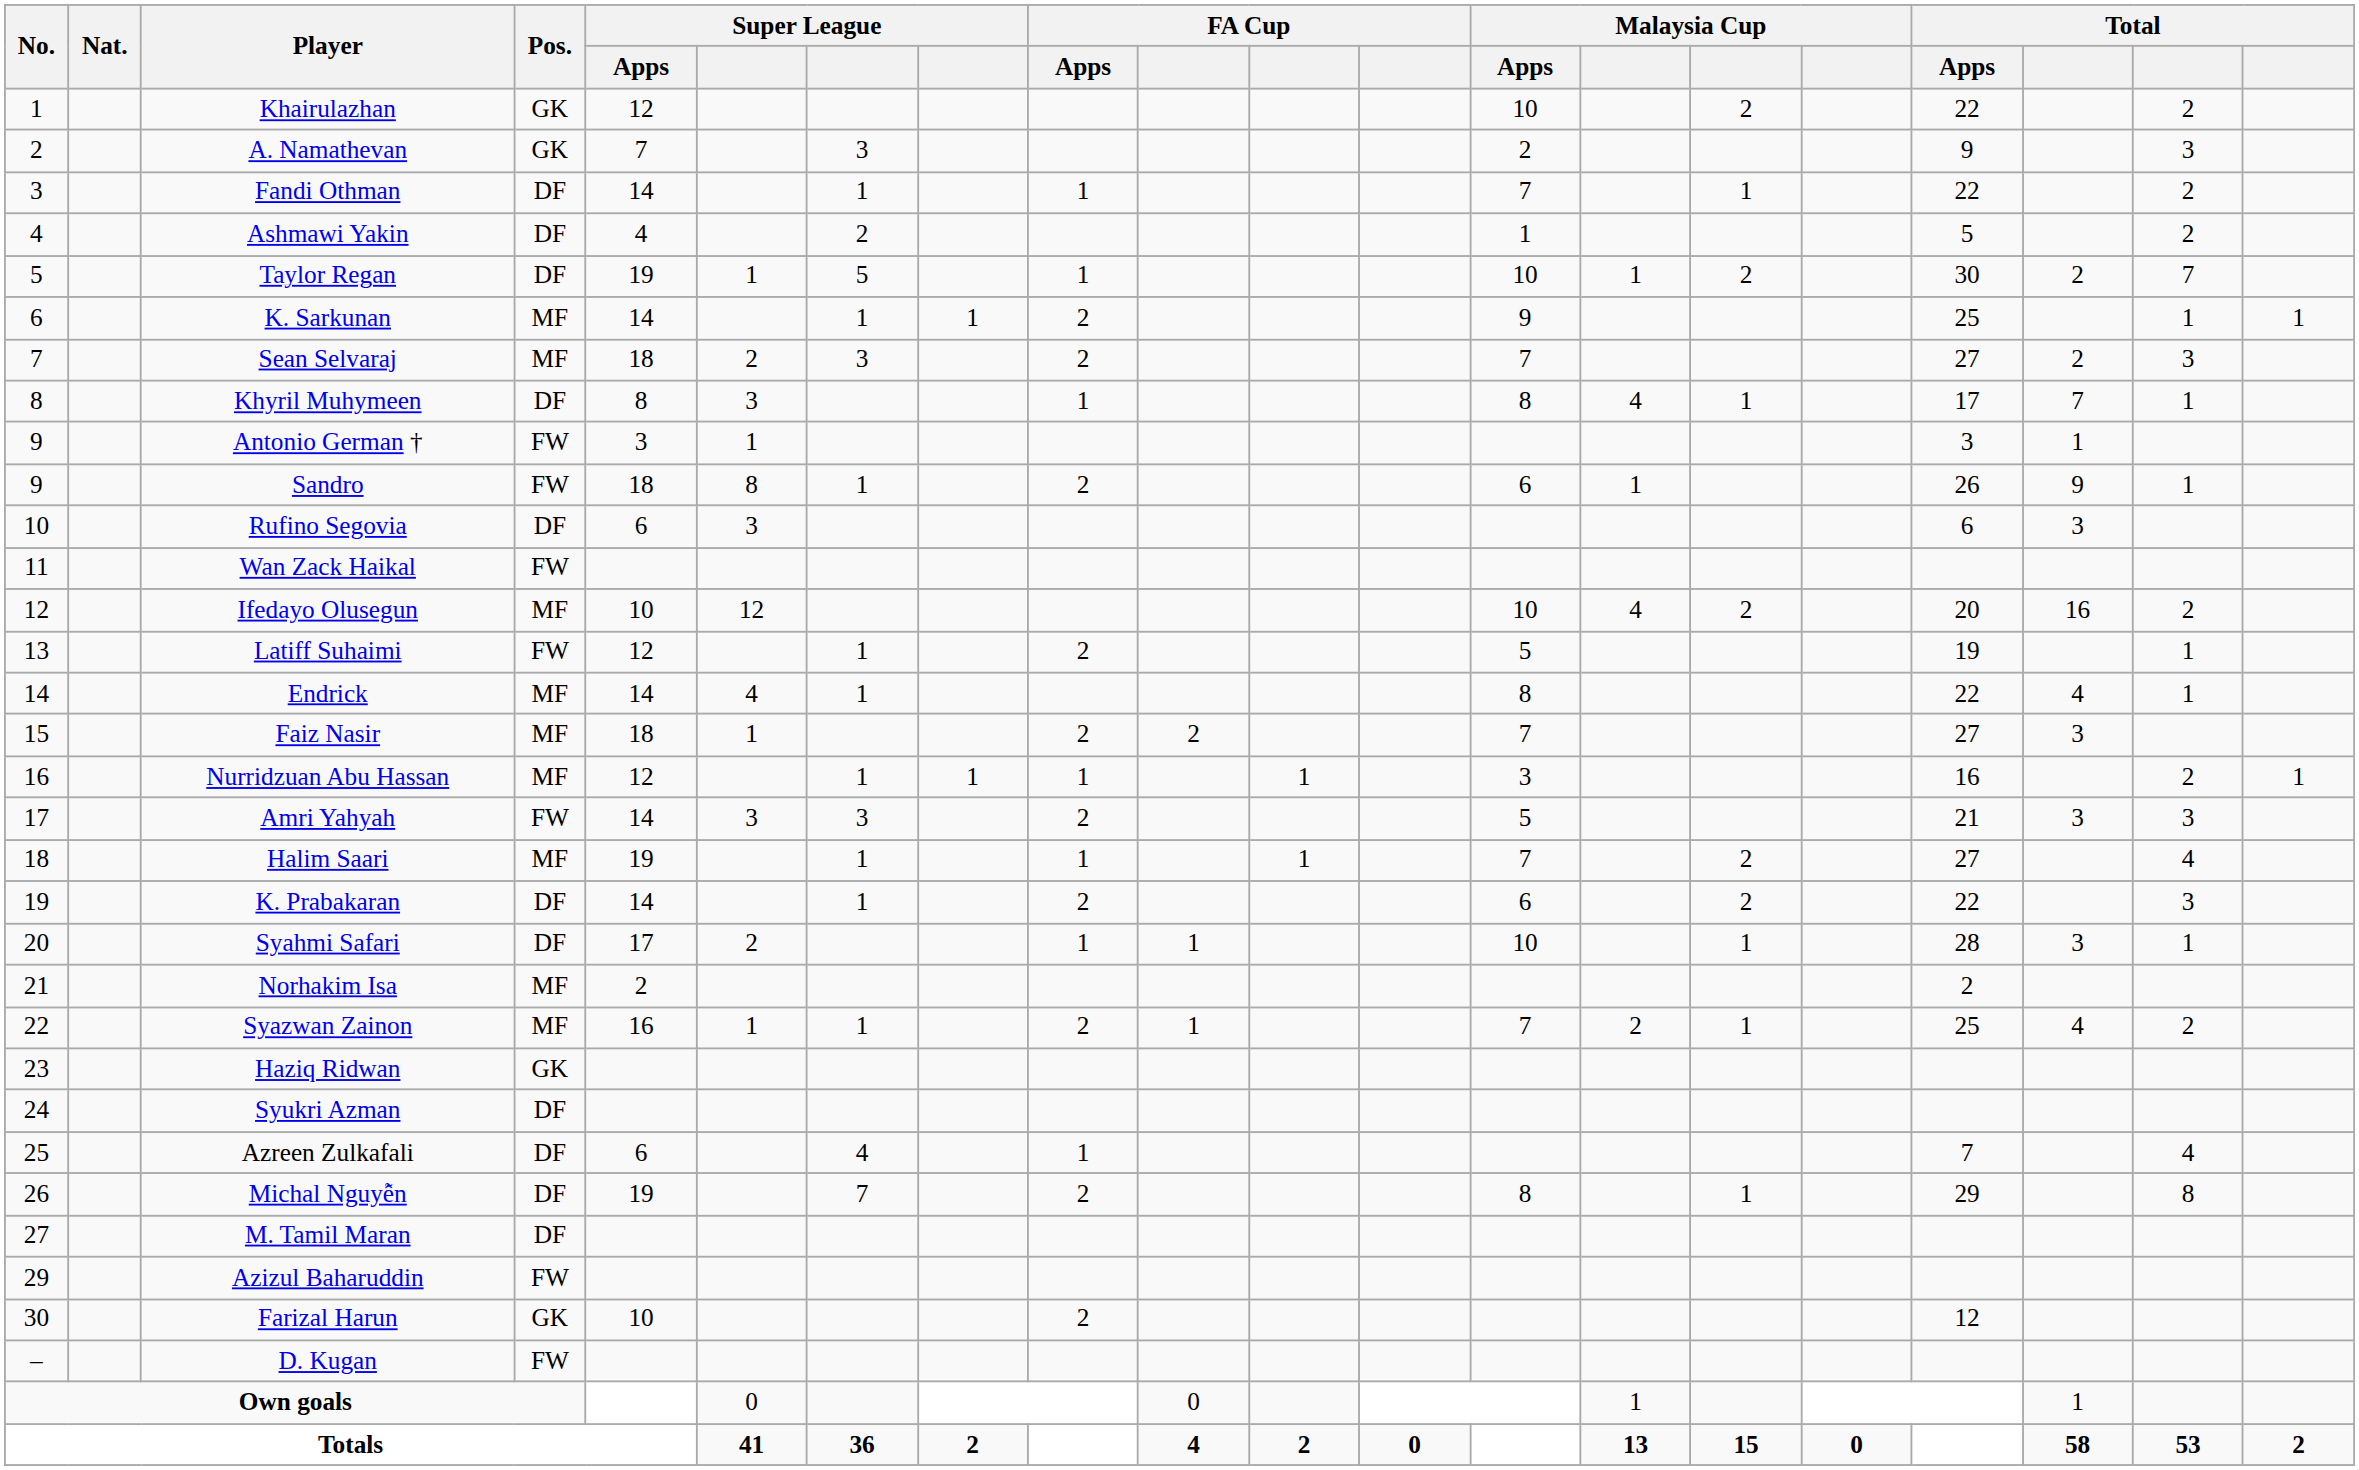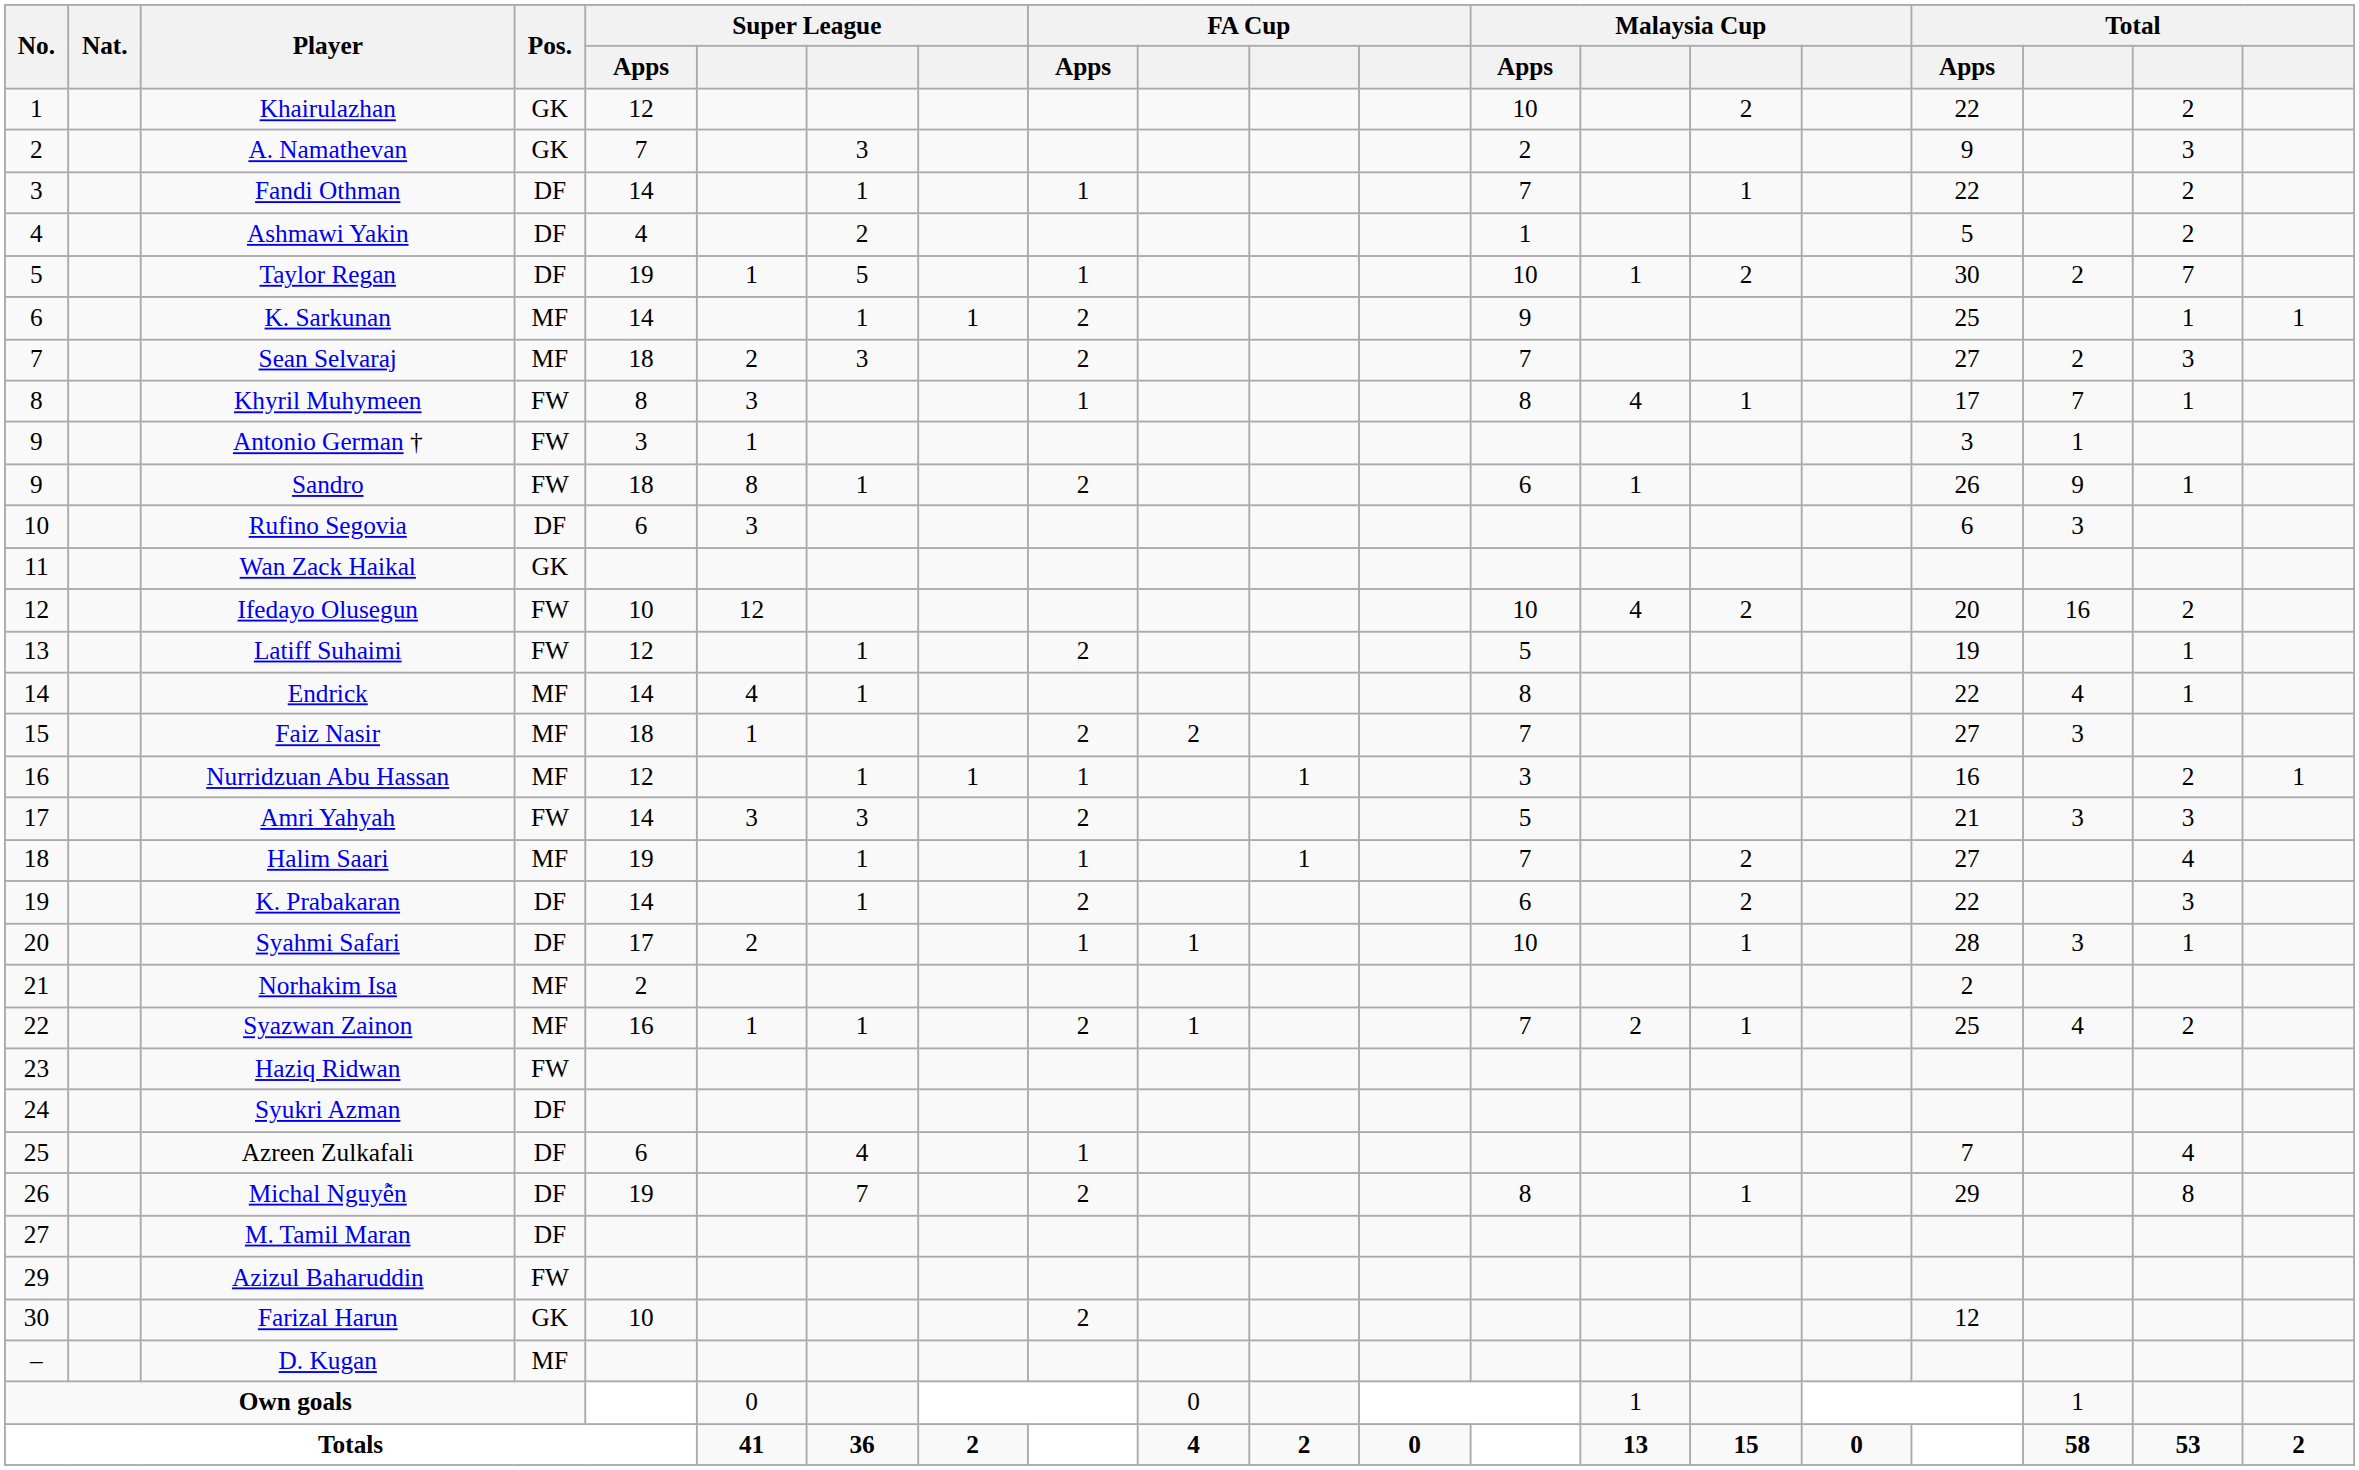(550, 400) DF -> (550, 400) FW
(550, 567) FW -> (550, 567) GK
(550, 609) MF -> (550, 609) FW
(550, 1068) GK -> (550, 1068) FW
(550, 1360) FW -> (550, 1360) MF
